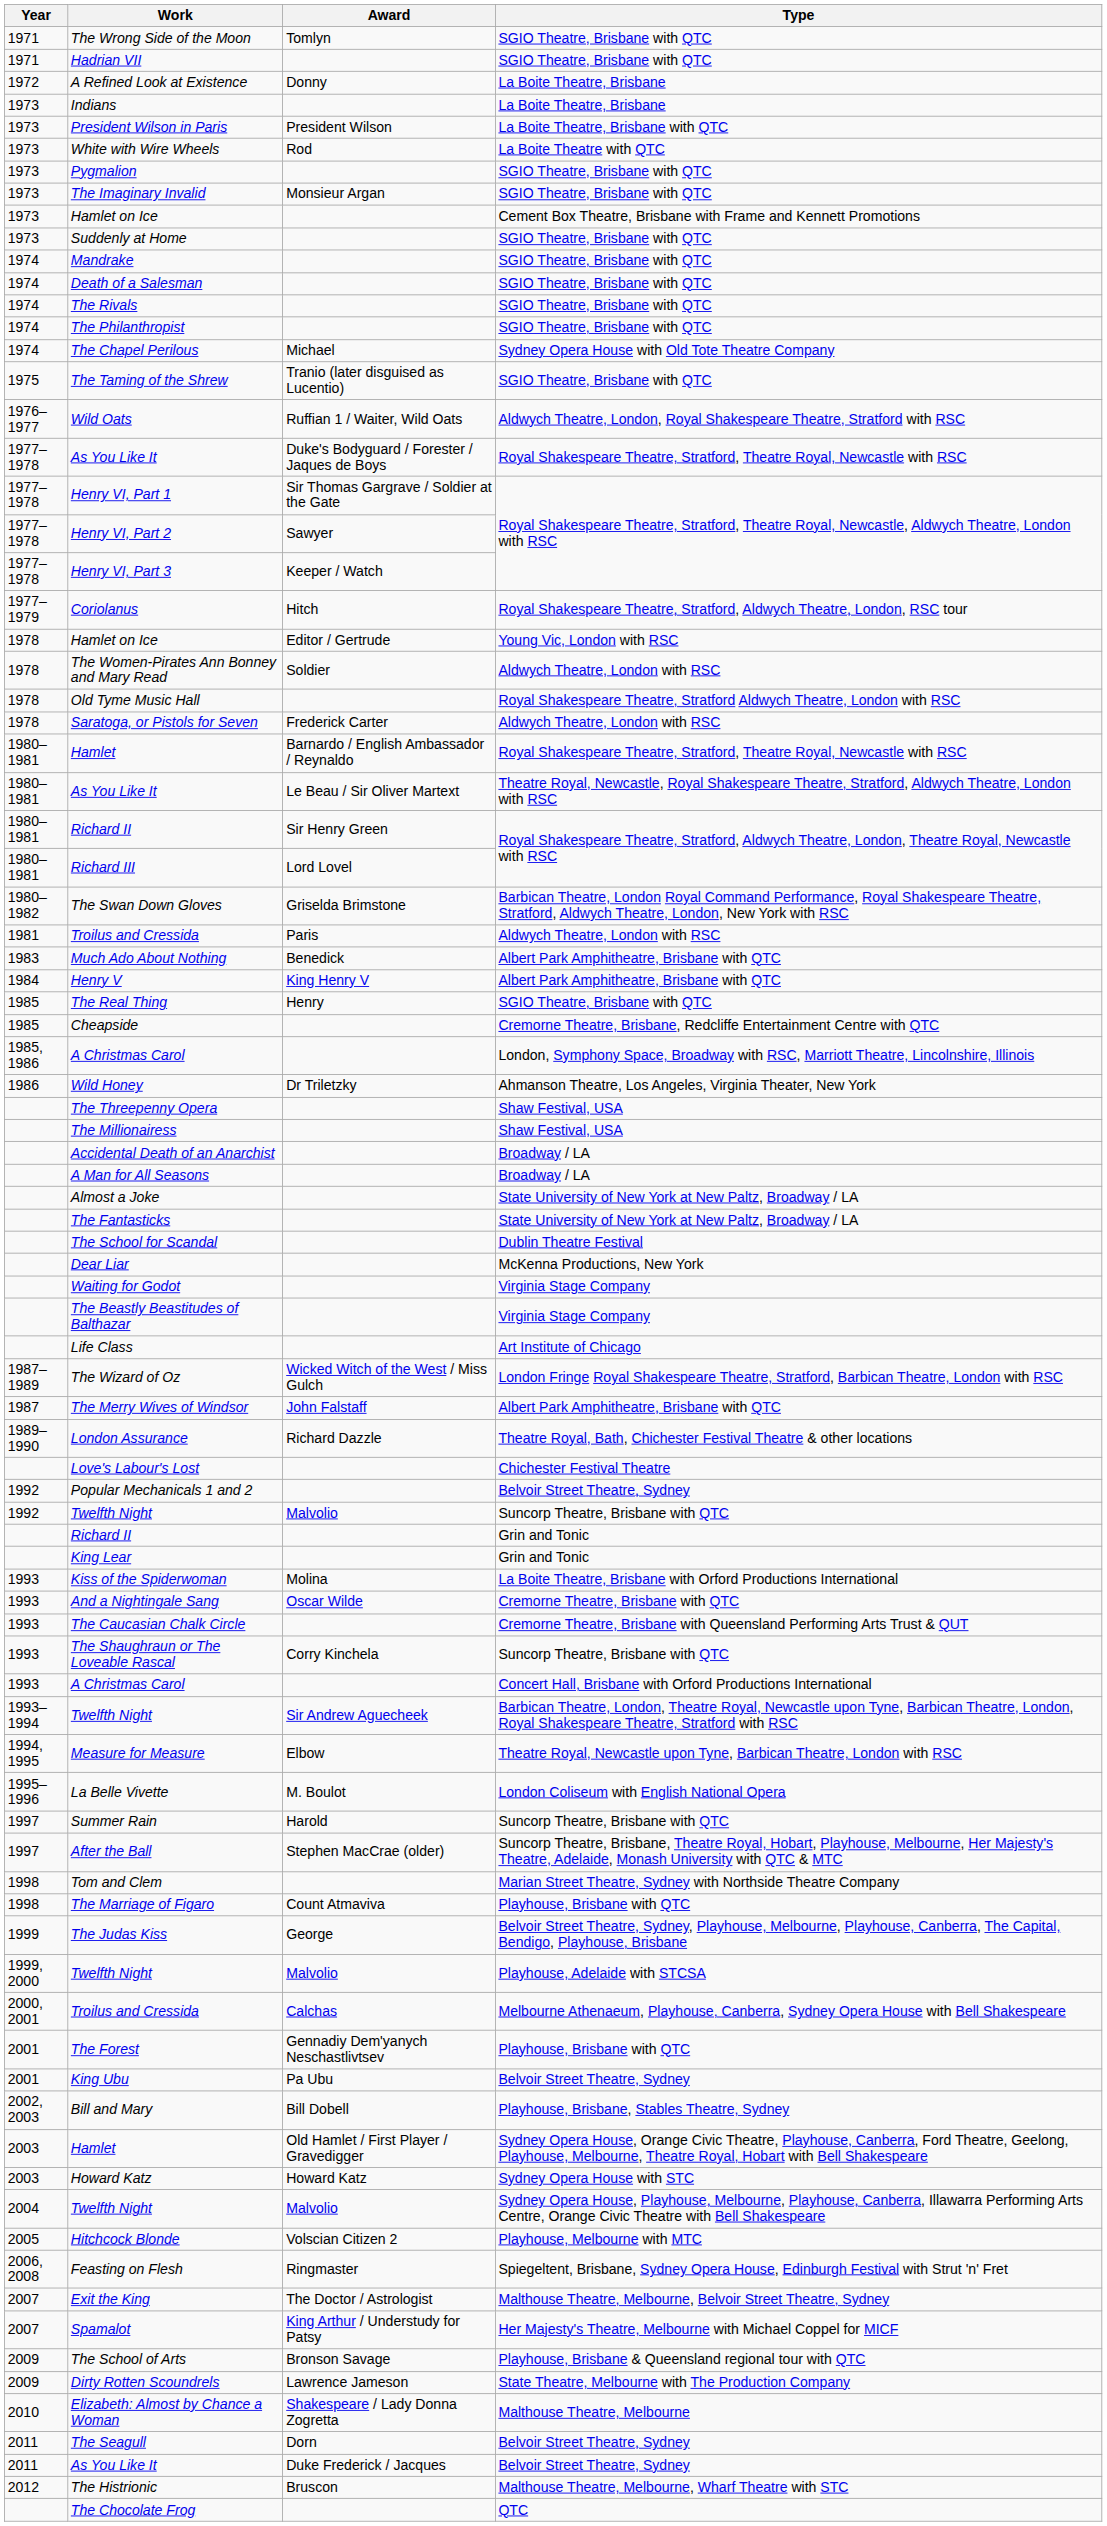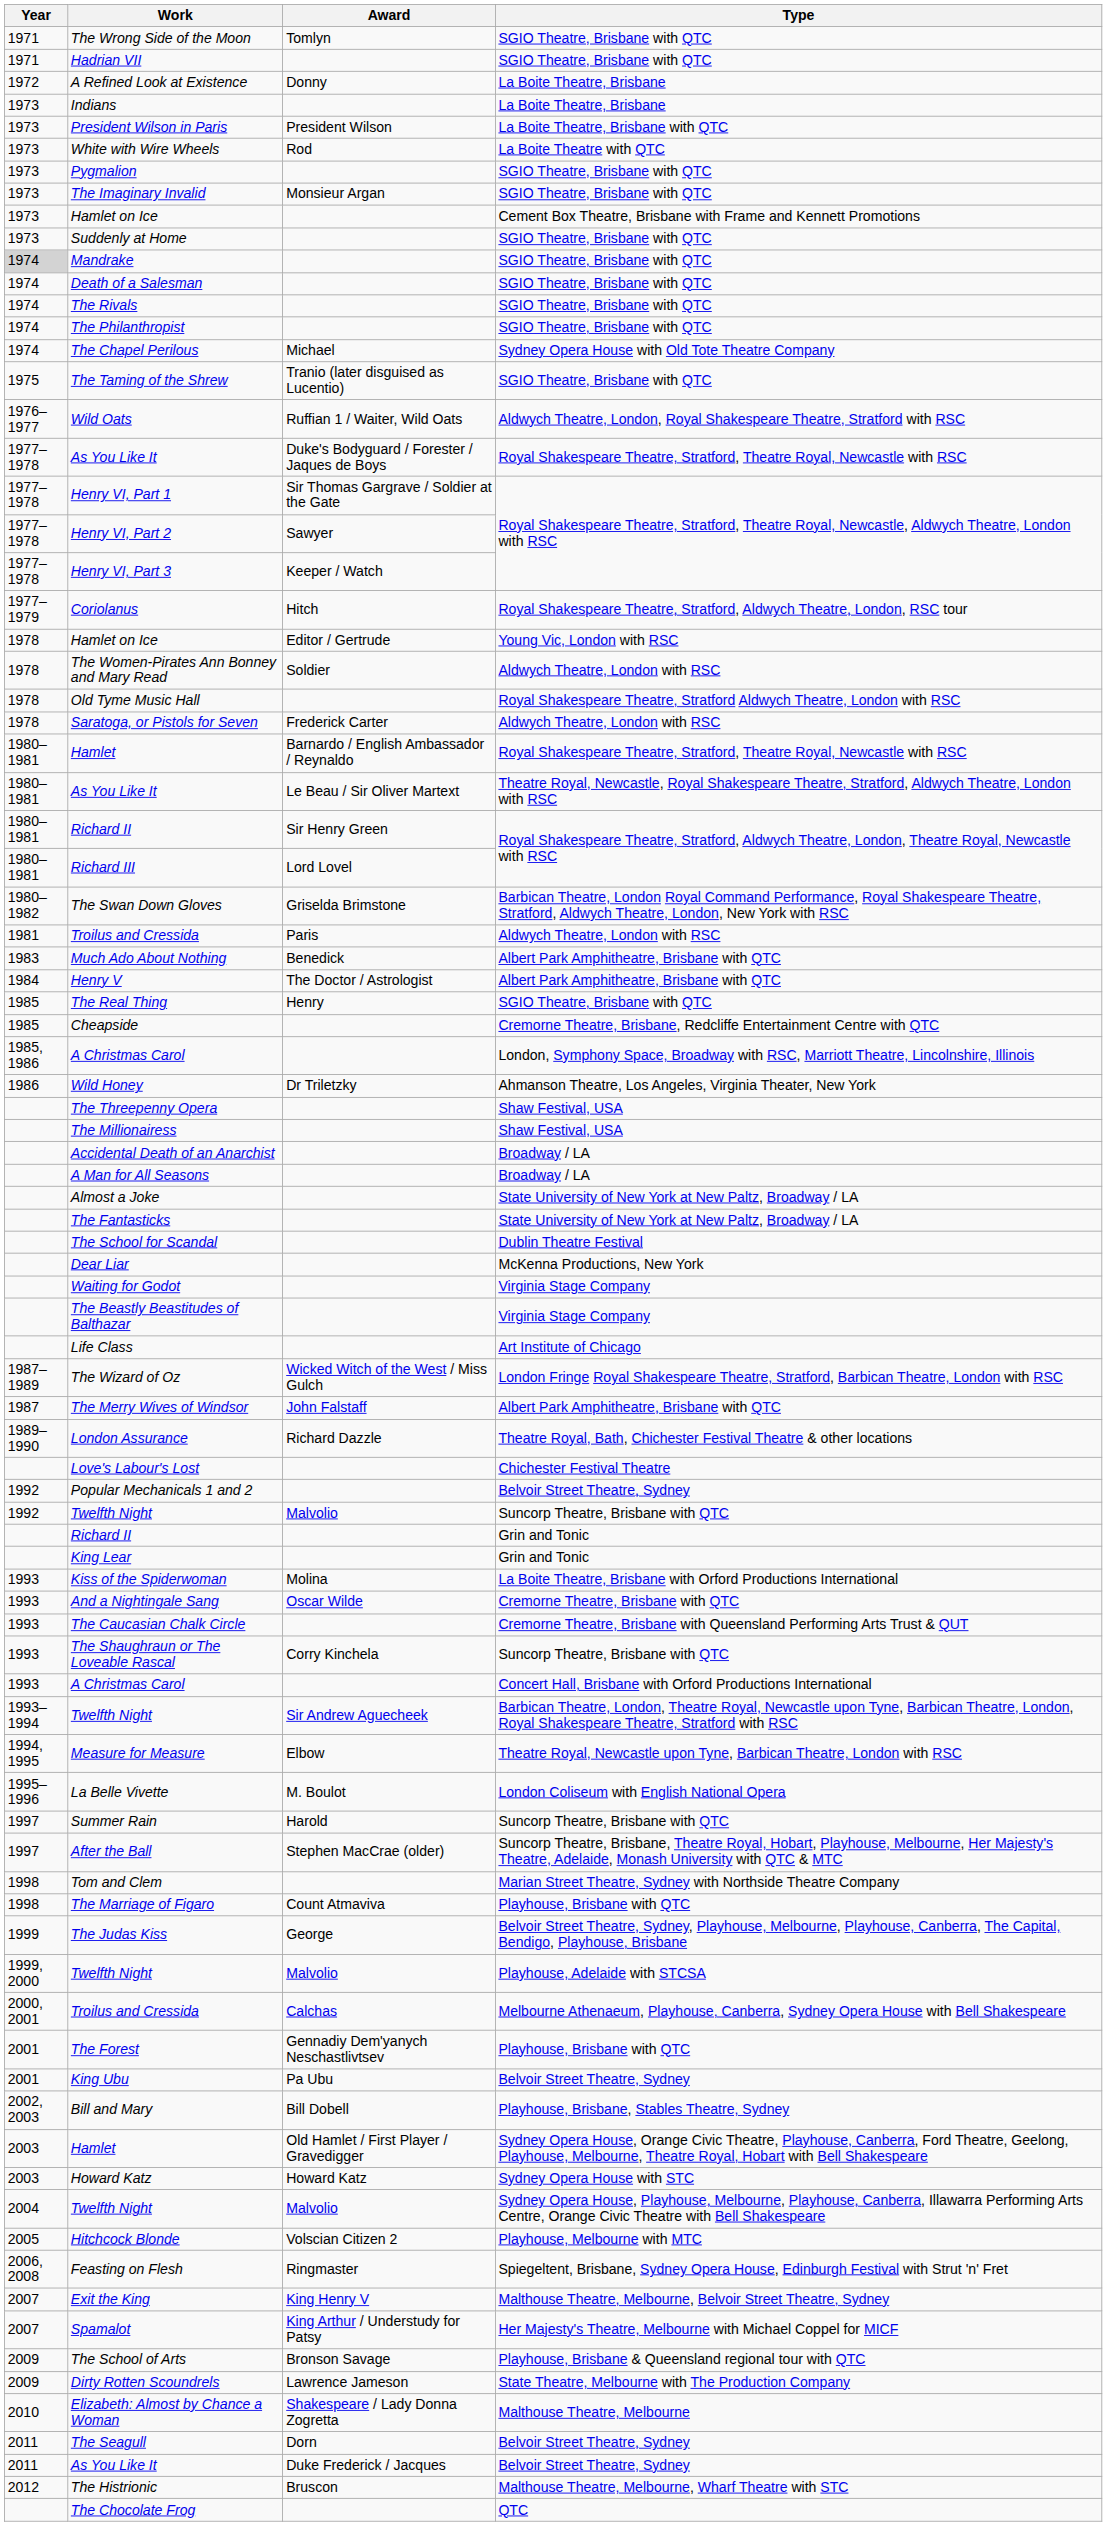(23, 261) no background -> (23, 261) lightgrey background
(328, 980) King Henry V -> (359, 980) The Doctor / Astrologist
(359, 2299) The Doctor / Astrologist -> (328, 2299) King Henry V
